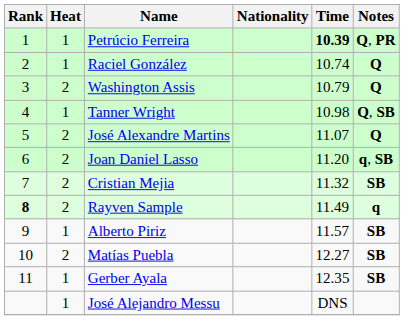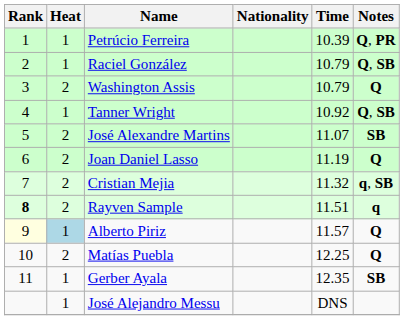(332, 40) bold -> (332, 40) normal
(332, 64) 10.74 -> (332, 64) 10.79
(376, 64) Q -> (376, 64) Q, SB
(332, 111) 10.98 -> (332, 111) 10.92
(376, 135) Q -> (376, 135) SB
(332, 159) 11.20 -> (332, 159) 11.19
(376, 159) q, SB -> (376, 159) Q
(376, 183) SB -> (376, 183) q, SB
(332, 207) 11.49 -> (332, 207) 11.51
(25, 231) no background -> (25, 231) lightyellow background
(65, 231) no background -> (65, 231) lightblue background
(376, 231) SB -> (376, 231) Q
(332, 254) 12.27 -> (332, 254) 12.25
(376, 254) SB -> (376, 254) Q
